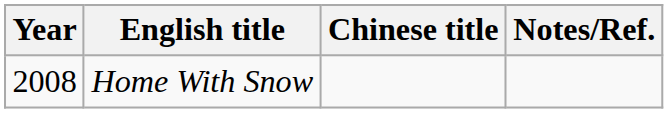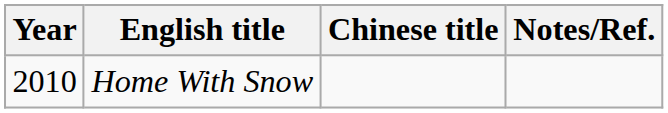(45, 81) 2008 -> (45, 81) 2010
